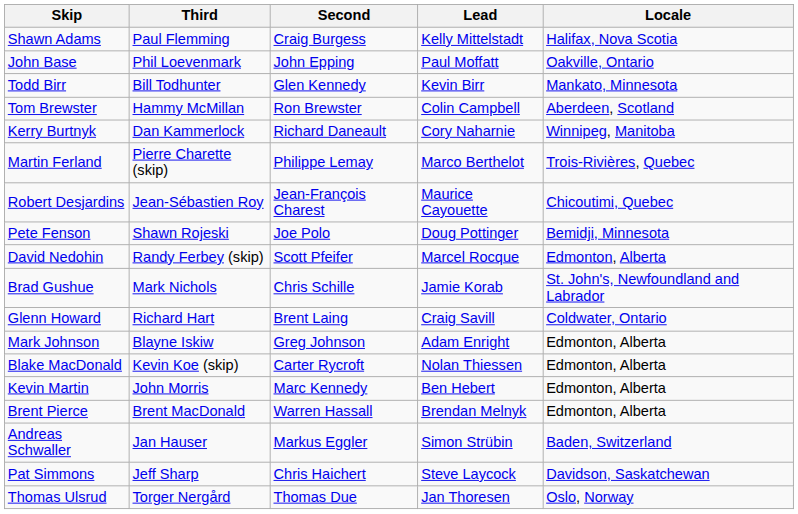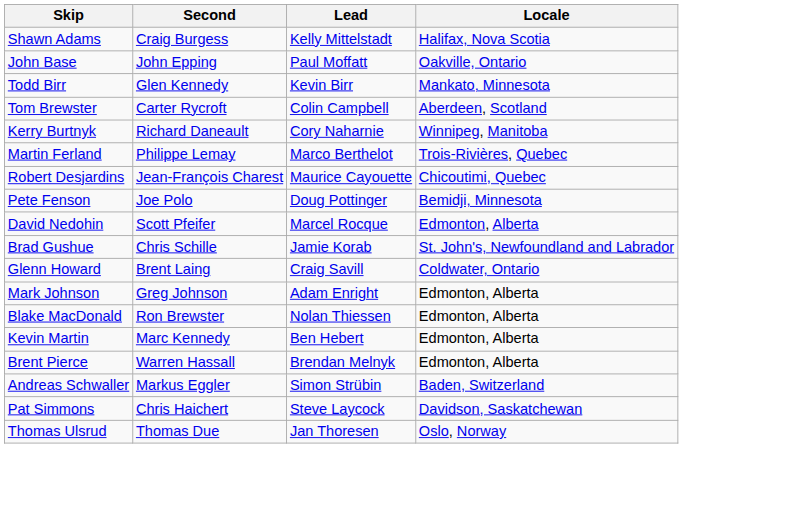- column: (200, 16)
(318, 108) Ron Brewster -> (181, 108) Carter Rycroft
(319, 365) Carter Rycroft -> (180, 316) Ron Brewster
